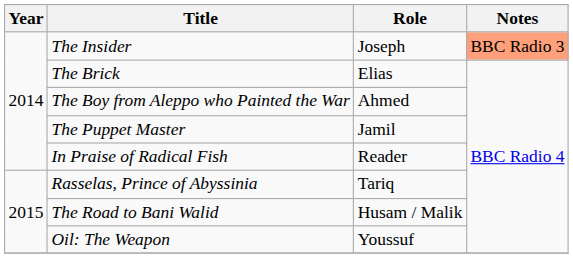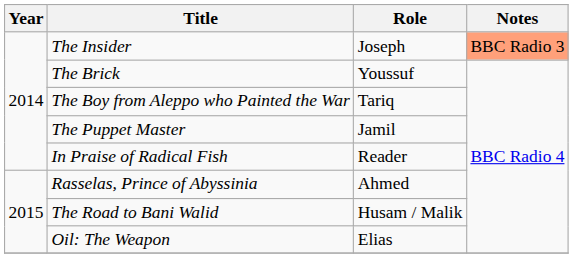(375, 73) Elias -> (386, 73) Youssuf
(383, 101) Ahmed -> (376, 101) Tariq
(376, 184) Tariq -> (383, 184) Ahmed
(386, 239) Youssuf -> (375, 239) Elias
